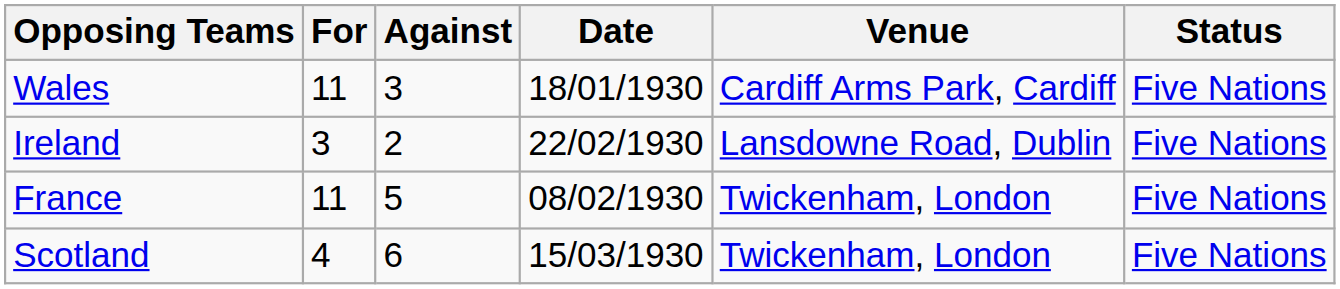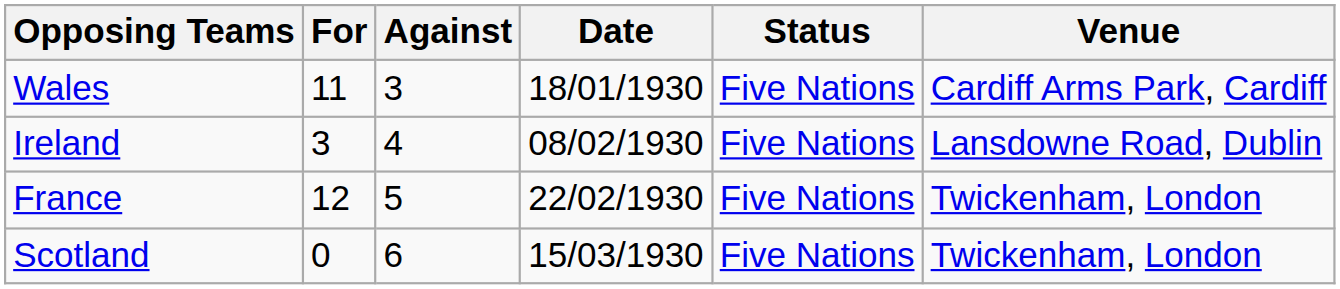columns swapped: (918, 32) <-> (1229, 32)
(393, 143) 2 -> (393, 143) 4
(616, 143) 22/02/1930 -> (616, 143) 08/02/1930
(329, 198) 11 -> (330, 198) 12
(616, 198) 08/02/1930 -> (616, 198) 22/02/1930
(321, 254) 4 -> (321, 254) 0
